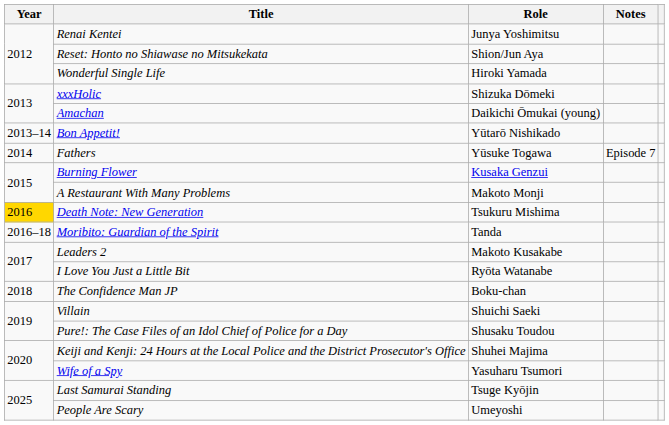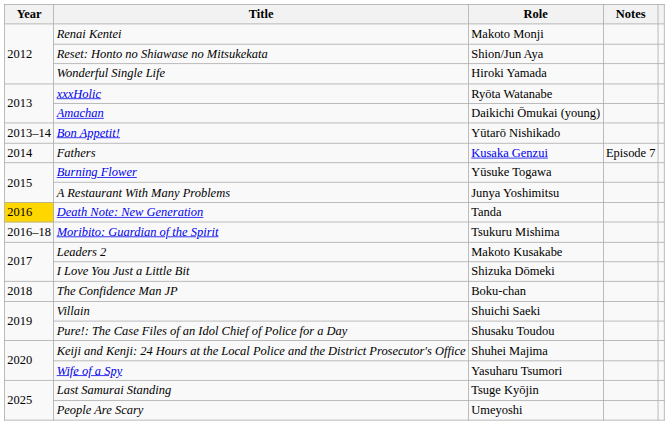(515, 34) Junya Yoshimitsu -> (507, 34) Makoto Monji
(513, 93) Shizuka Dōmeki -> (512, 93) Ryōta Watanabe
(511, 152) Yūsuke Togawa -> (510, 152) Kusaka Genzui
(510, 172) Kusaka Genzui -> (511, 172) Yūsuke Togawa
(507, 192) Makoto Monji -> (515, 192) Junya Yoshimitsu
(515, 212) Tsukuru Mishima -> (486, 212) Tanda
(486, 232) Tanda -> (515, 232) Tsukuru Mishima
(512, 271) Ryōta Watanabe -> (513, 271) Shizuka Dōmeki
